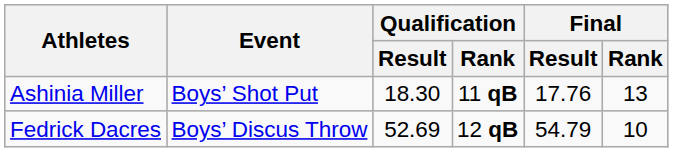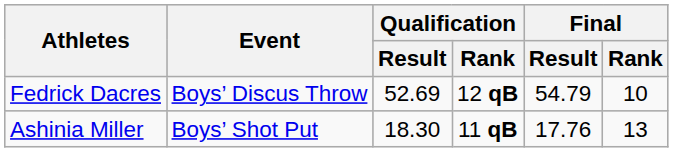rows swapped: (77, 94) <-> (86, 129)
